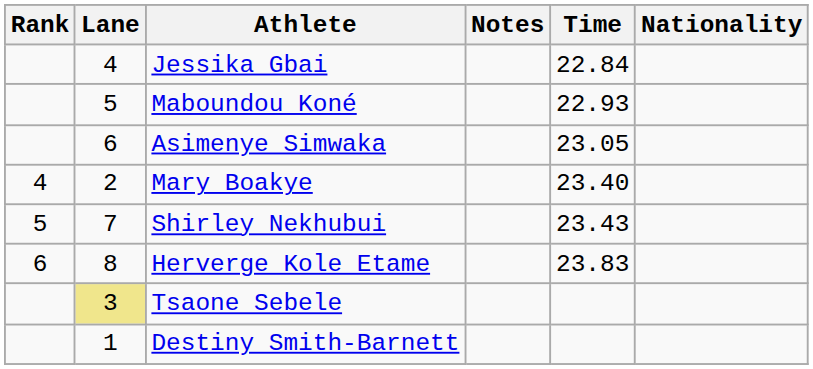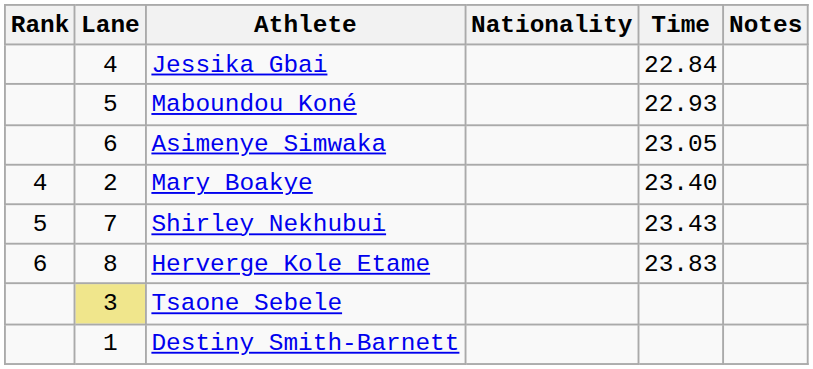columns swapped: (722, 25) <-> (508, 25)
